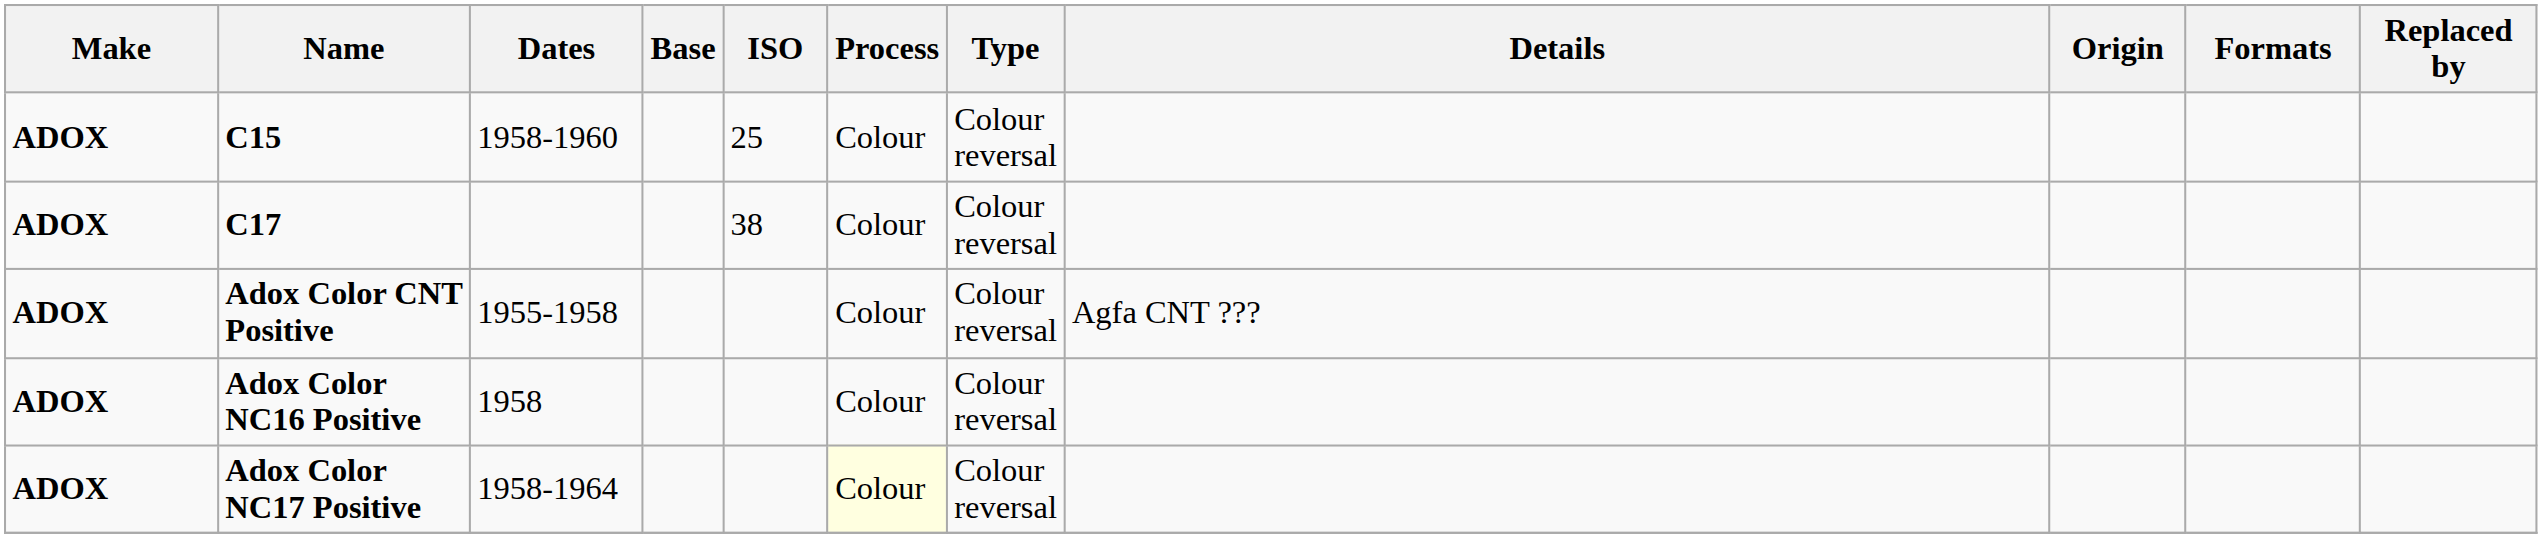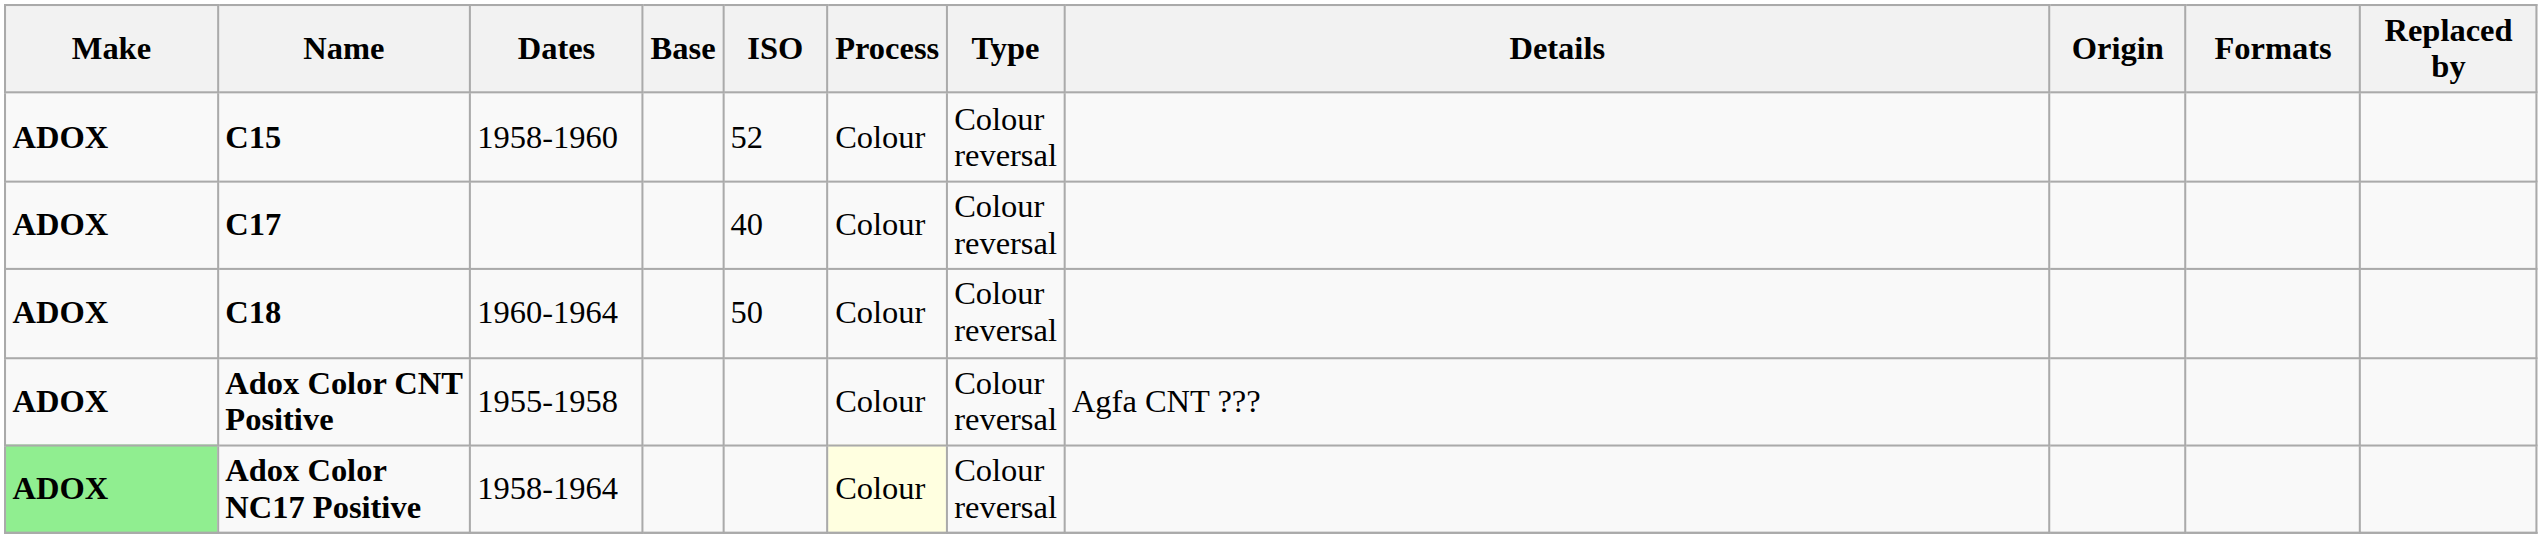(747, 136) 25 -> (747, 136) 52
(747, 224) 38 -> (747, 224) 40
+ row: (253, 312)
- row: (323, 400)
(60, 488) no background -> (60, 488) lightgreen background
